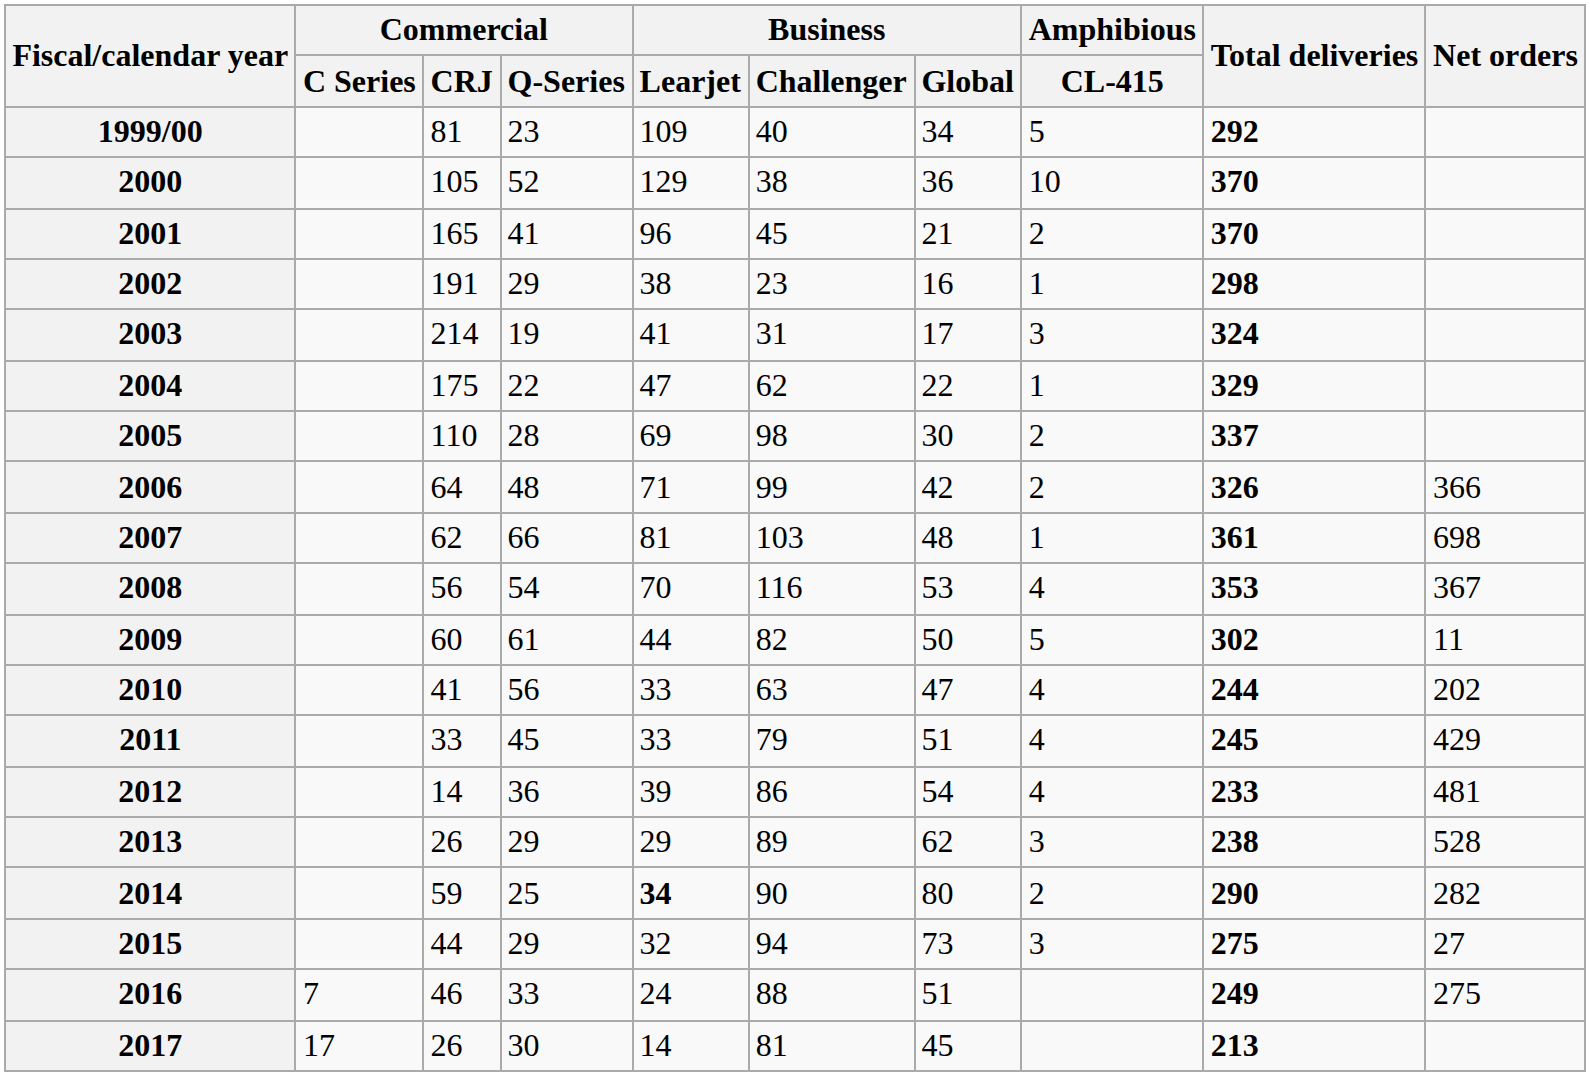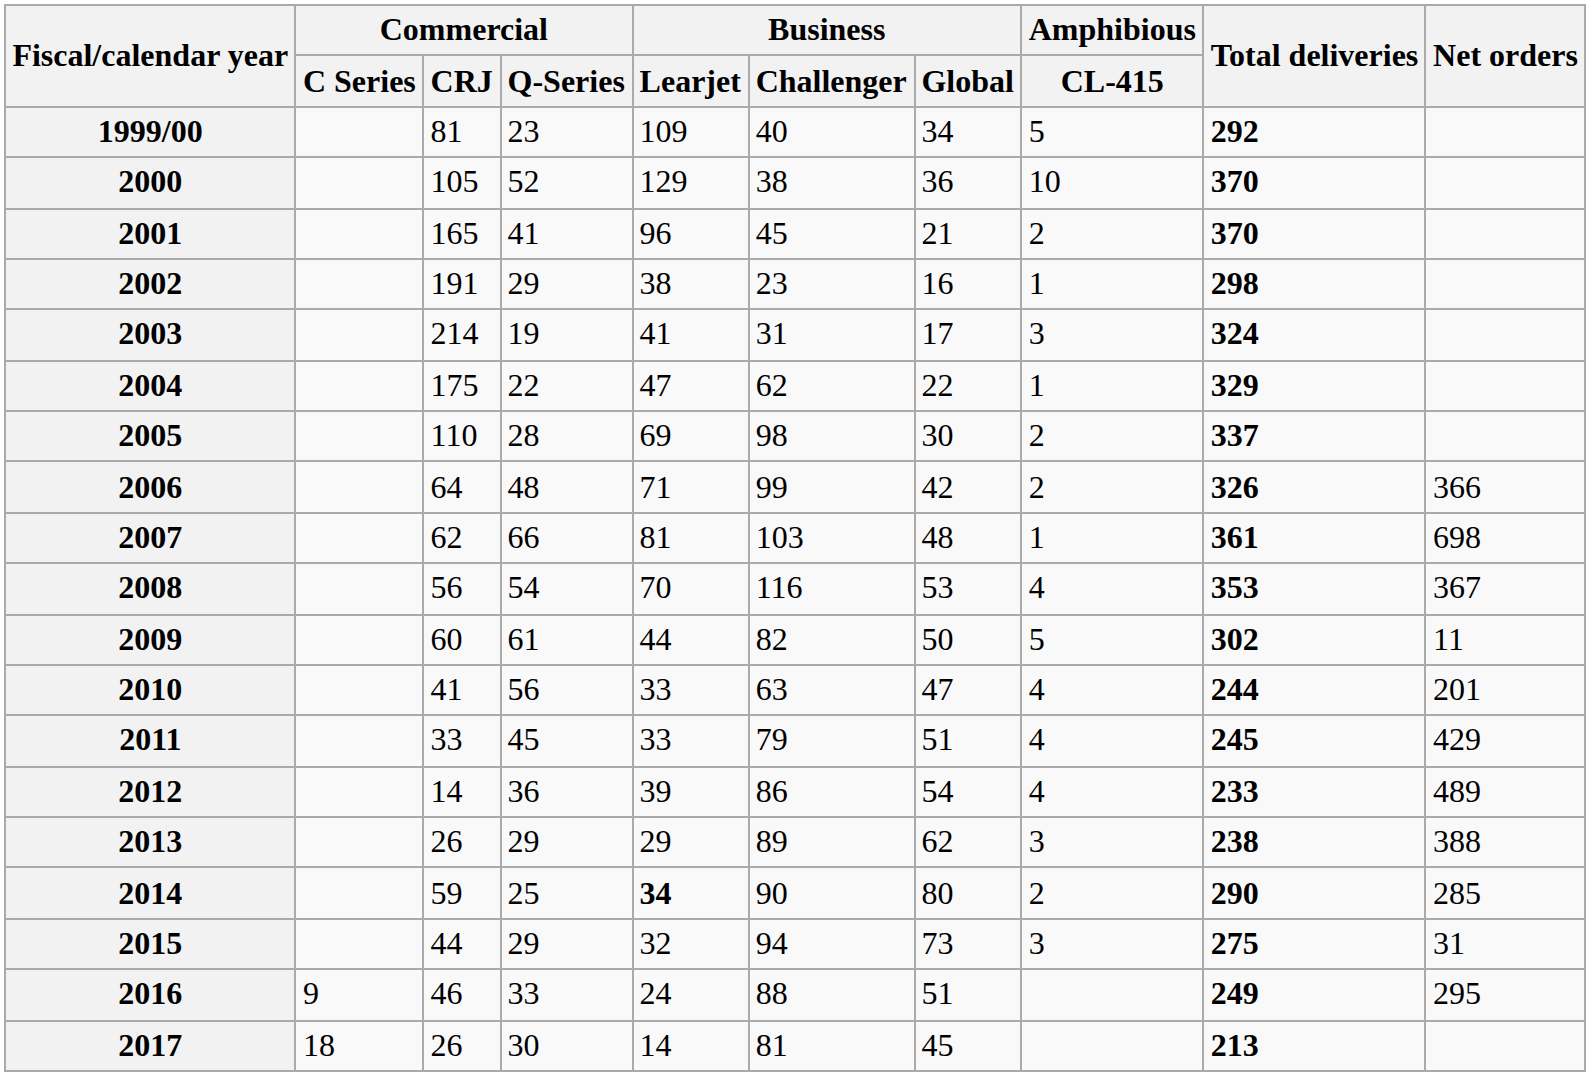(1457, 689) 202 -> (1457, 689) 201
(1457, 791) 481 -> (1457, 791) 489
(1457, 841) 528 -> (1457, 841) 388
(1457, 892) 282 -> (1457, 892) 285
(1449, 943) 27 -> (1449, 943) 31
(311, 994) 7 -> (311, 994) 9
(1457, 994) 275 -> (1457, 994) 295
(319, 1044) 17 -> (319, 1044) 18
